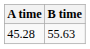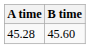(61, 33) 55.63 -> (61, 33) 45.60
